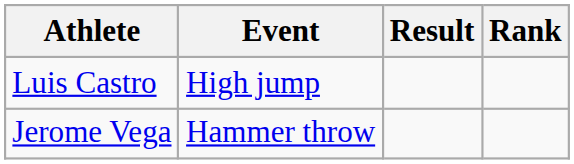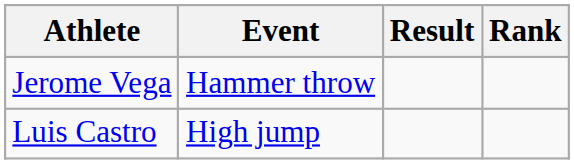rows swapped: (84, 81) <-> (92, 133)
